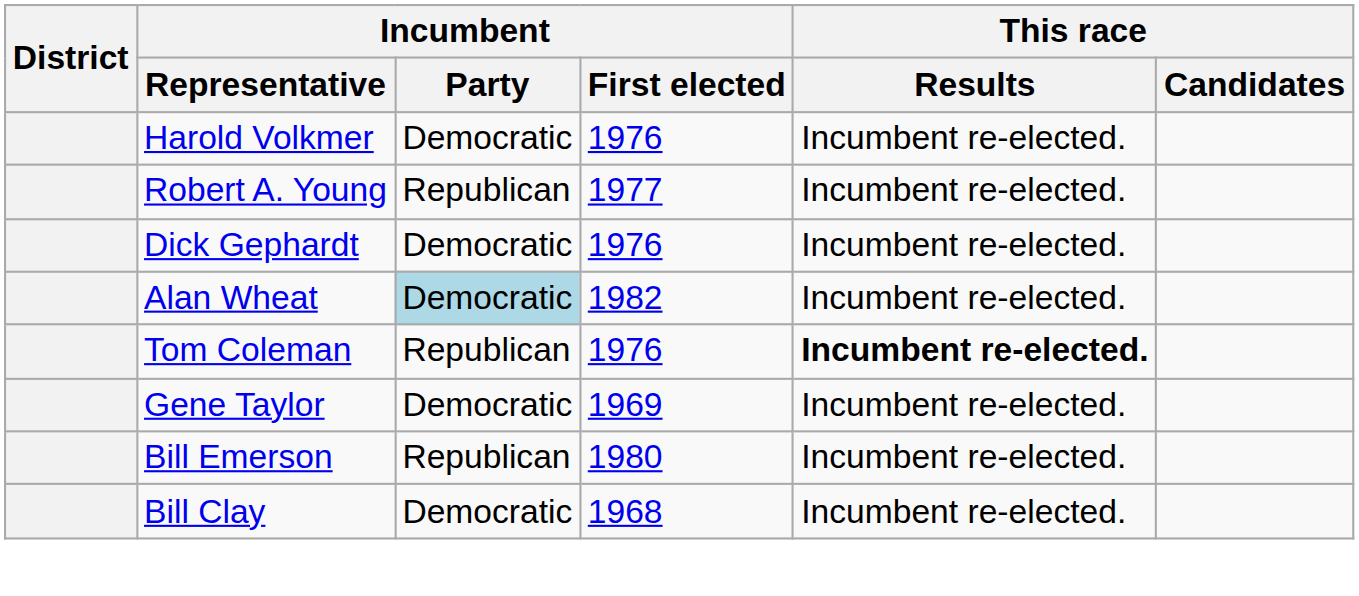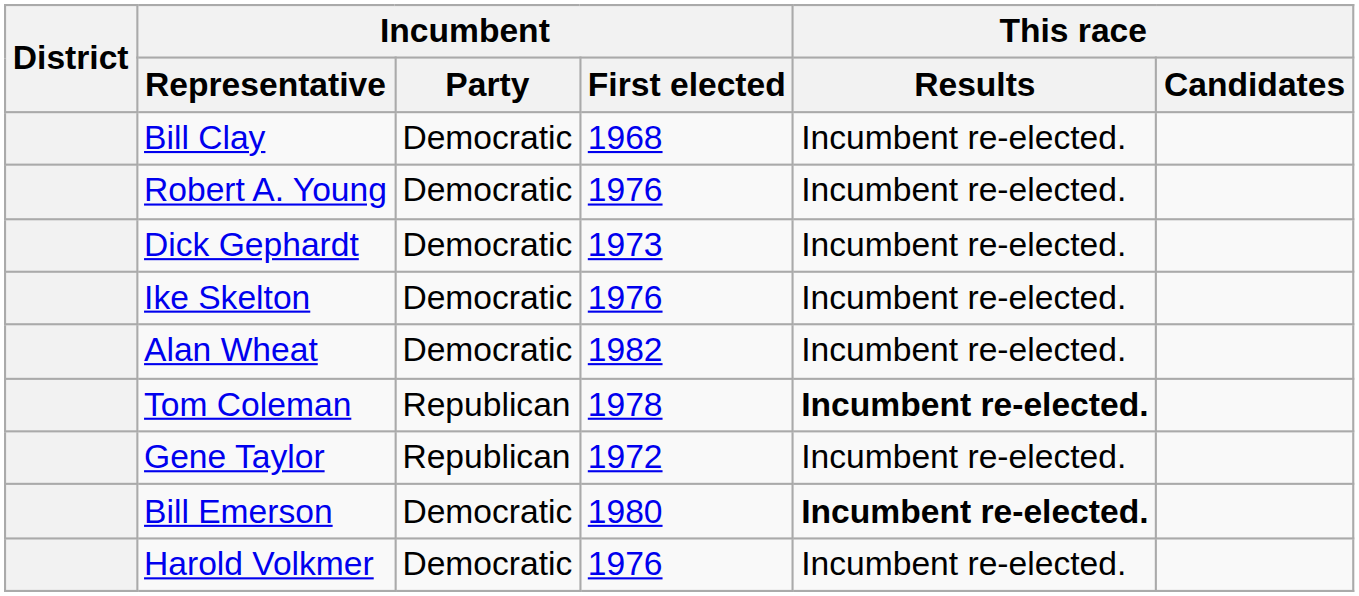rows swapped: (205, 510) <-> (259, 137)
(486, 191) Republican -> (487, 191) Democratic
(625, 191) 1977 -> (625, 191) 1976
(625, 244) 1976 -> (625, 244) 1973
+ row: (227, 297)
(487, 297) lightblue background -> (487, 350) no background
(625, 350) 1976 -> (625, 404) 1978
(487, 404) Democratic -> (486, 457) Republican
(625, 404) 1969 -> (625, 457) 1972
(486, 457) Republican -> (487, 510) Democratic
(964, 457) normal -> (975, 510) bold
